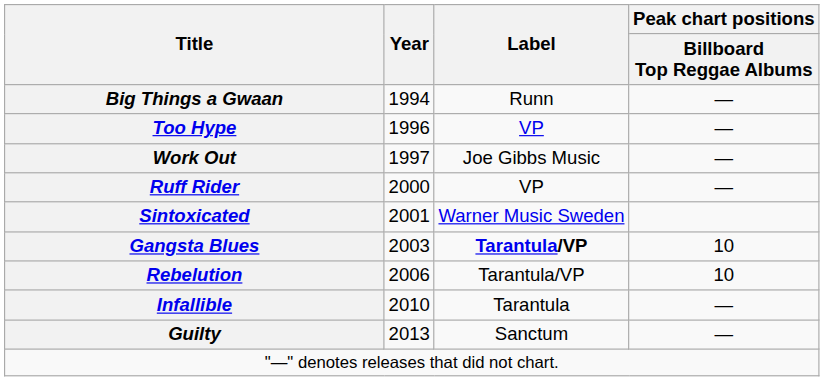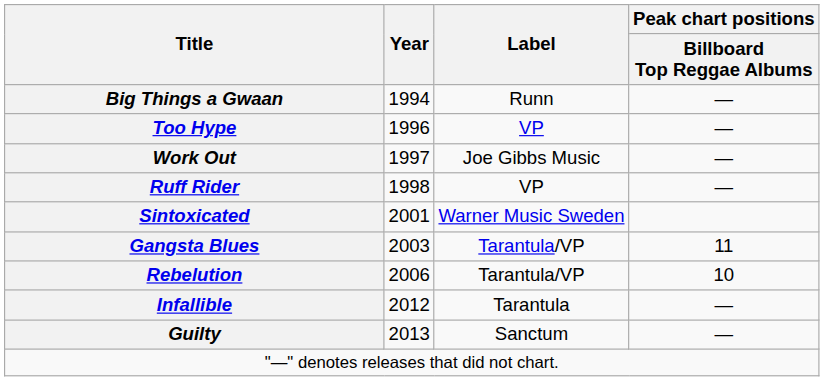(409, 187) 2000 -> (409, 187) 1998
(531, 246) bold -> (531, 246) normal
(724, 246) 10 -> (724, 246) 11
(409, 305) 2010 -> (409, 305) 2012
